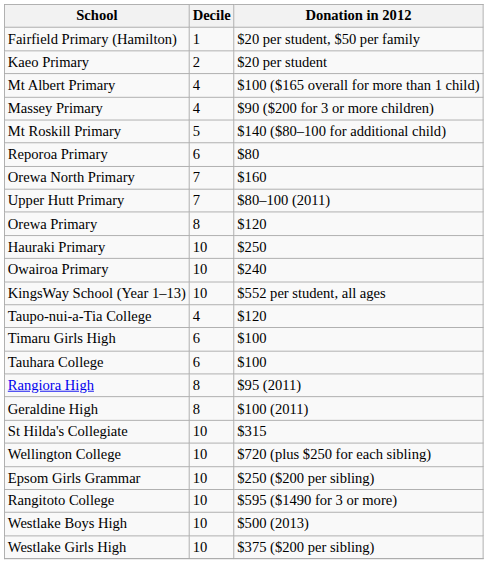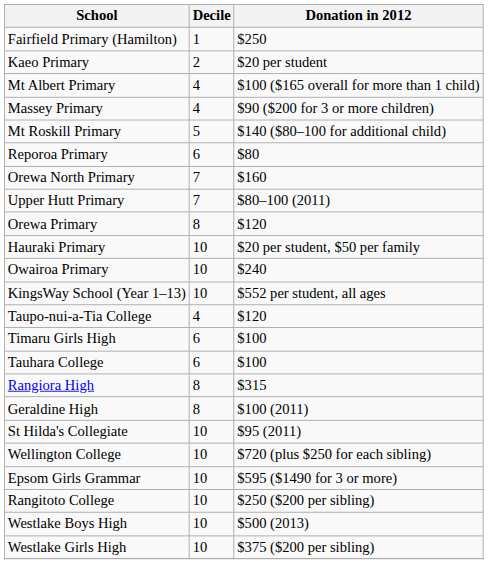(329, 39) $20 per student, $50 per family -> (252, 39) $250
(252, 246) $250 -> (329, 246) $20 per student, $50 per family
(269, 385) $95 (2011) -> (252, 385) $315
(252, 431) $315 -> (269, 431) $95 (2011)
(306, 477) $250 ($200 per sibling) -> (317, 477) $595 ($1490 for 3 or more)
(317, 500) $595 ($1490 for 3 or more) -> (306, 500) $250 ($200 per sibling)
